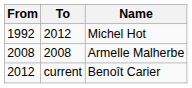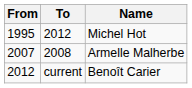(21, 33) 1992 -> (21, 33) 1995
(21, 53) 2008 -> (21, 53) 2007
